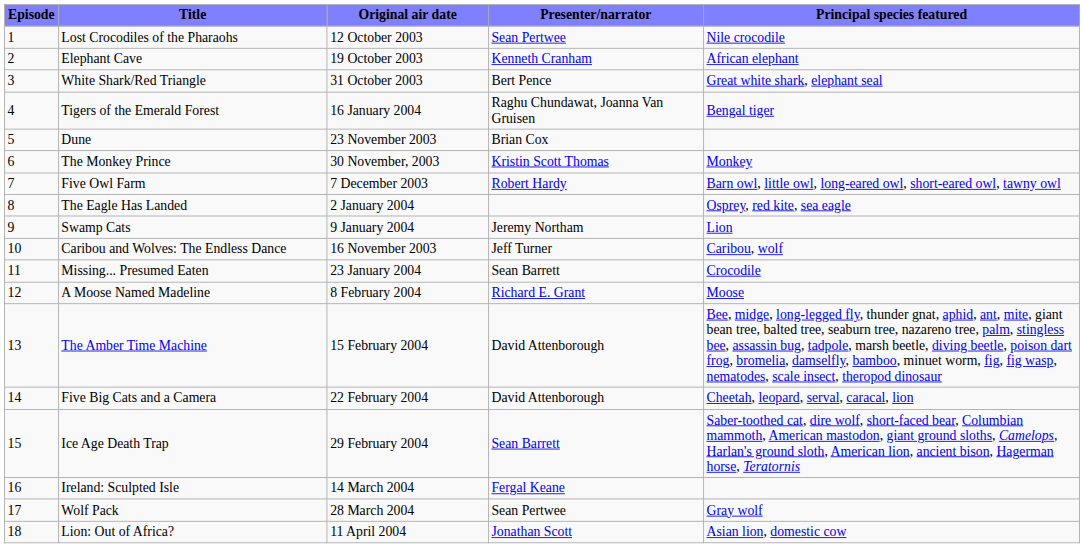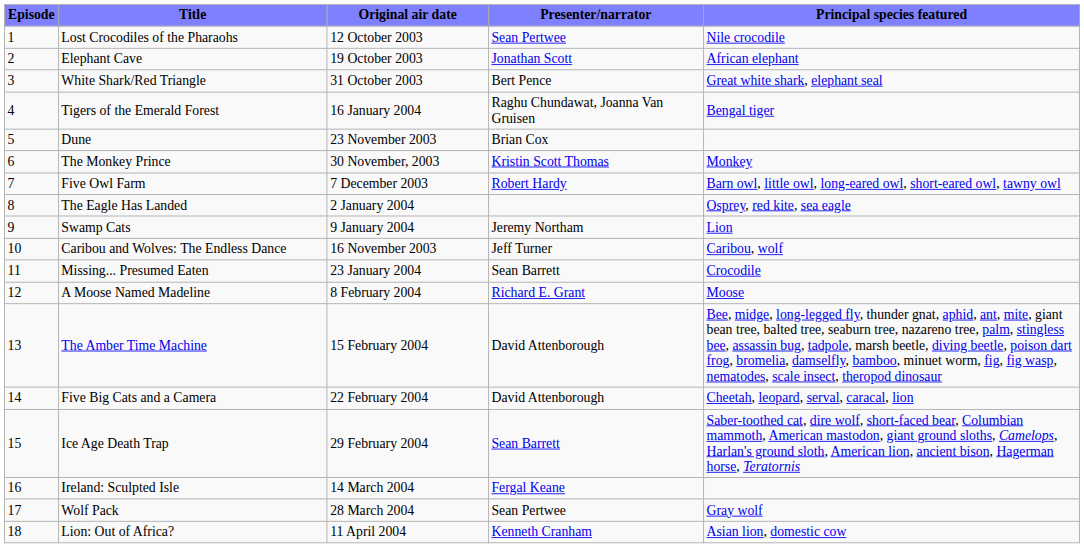(542, 59) Kenneth Cranham -> (532, 59) Jonathan Scott
(532, 532) Jonathan Scott -> (542, 532) Kenneth Cranham
